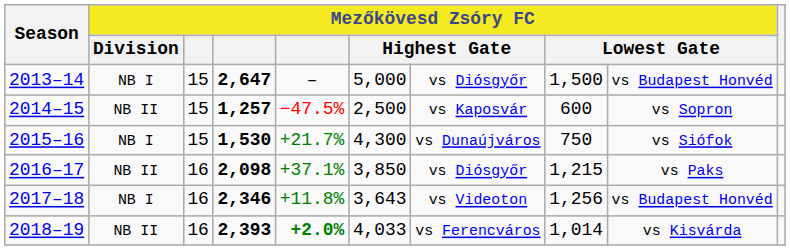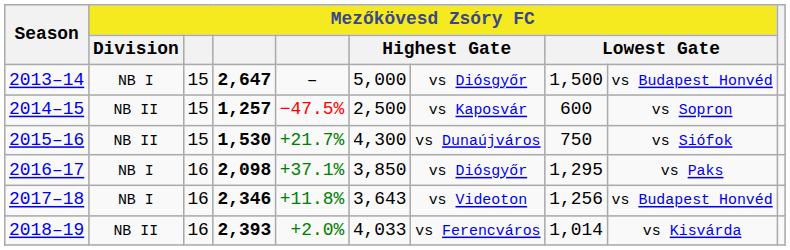(136, 141) NB I -> (136, 141) NB II
(136, 171) NB II -> (136, 171) NB I
(576, 170) 1,215 -> (576, 170) 1,295
(317, 230) bold -> (317, 230) normal
